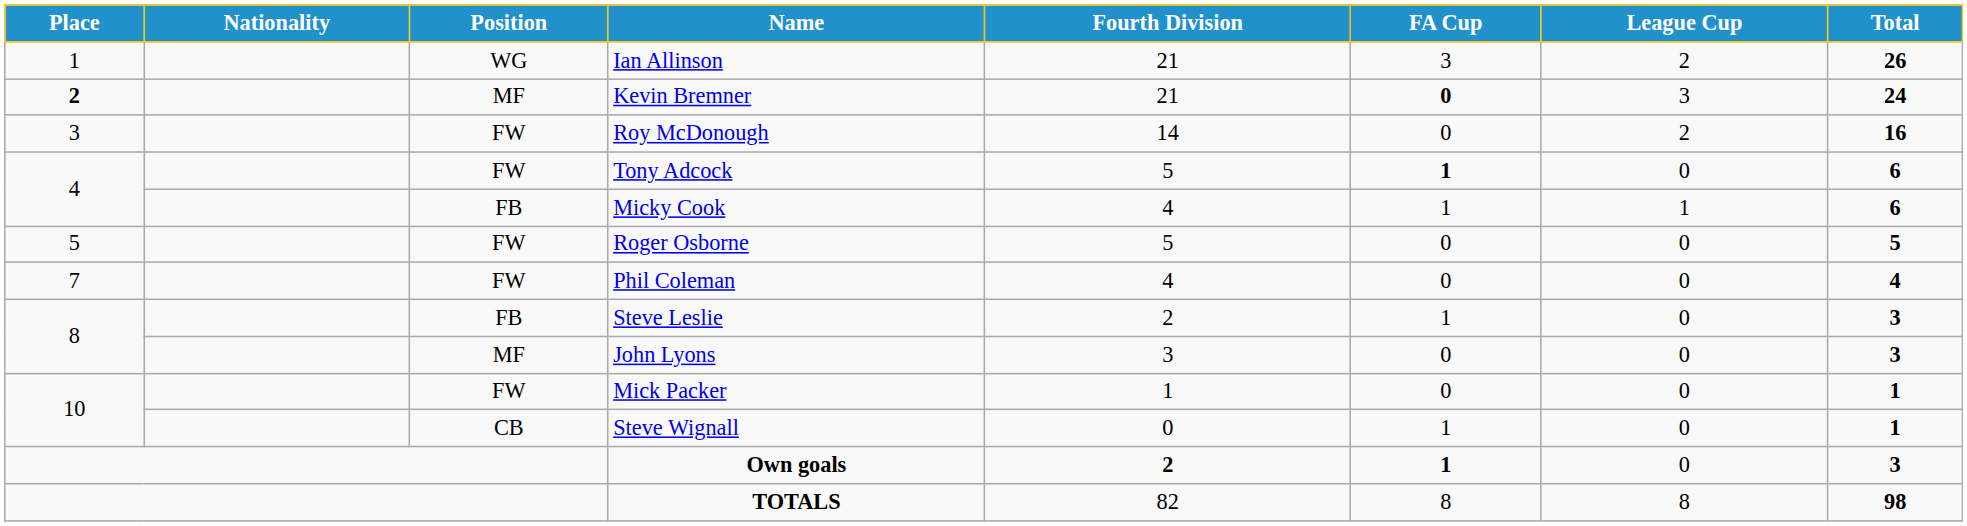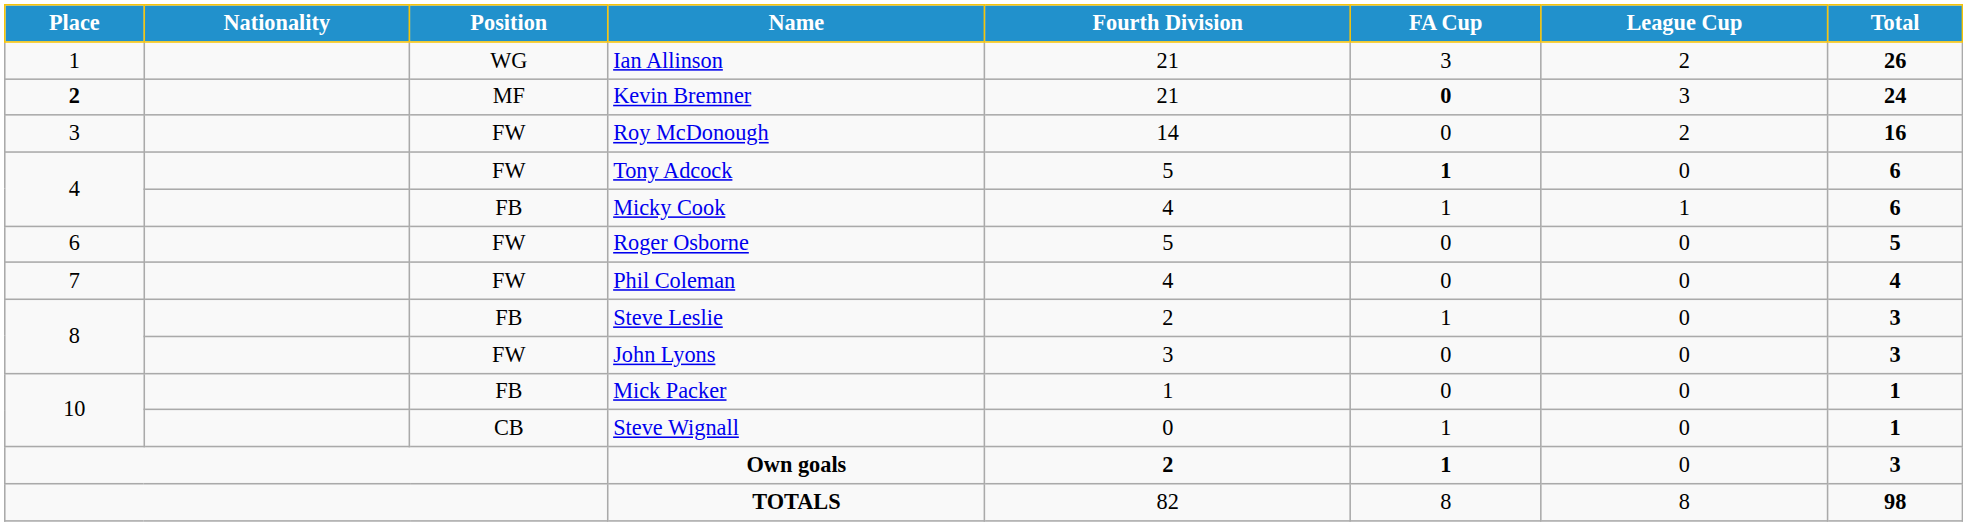(74, 244) 5 -> (74, 244) 6
(509, 354) MF -> (509, 354) FW
(509, 391) FW -> (509, 391) FB
